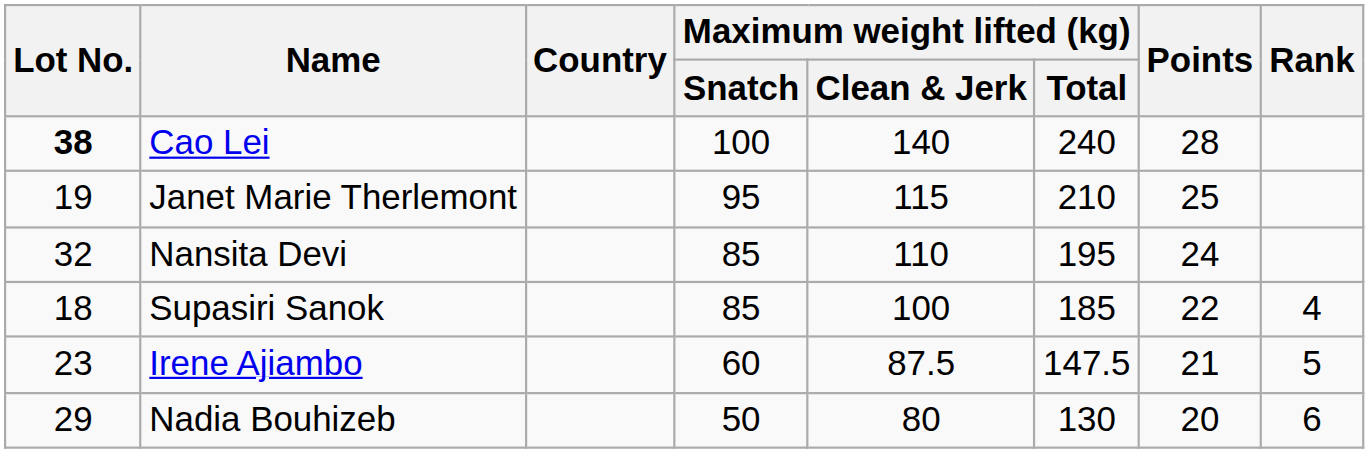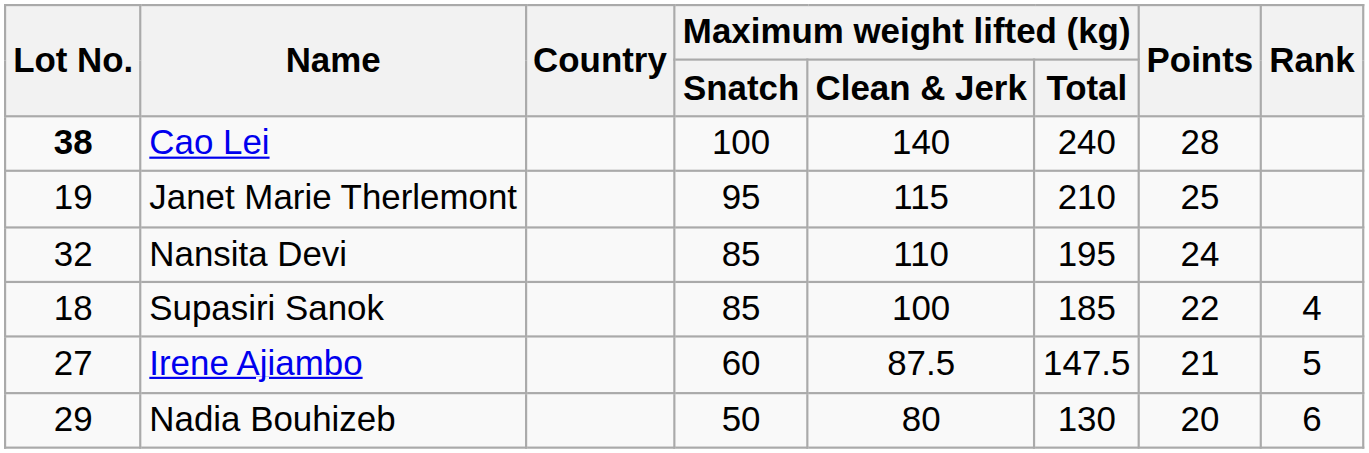(73, 364) 23 -> (73, 364) 27
